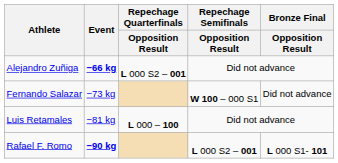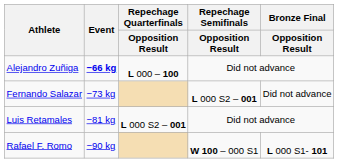(153, 74) L 000 S2 – 001 -> (153, 74) L 000 – 100
(224, 100) W 100 – 000 S1 -> (224, 100) L 000 S2 – 001
(153, 125) L 000 – 100 -> (153, 125) L 000 S2 – 001
(101, 145) bold -> (101, 145) normal
(224, 151) L 000 S2 – 001 -> (224, 151) W 100 – 000 S1
